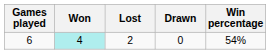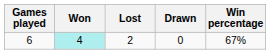(236, 40) 54% -> (236, 40) 67%
